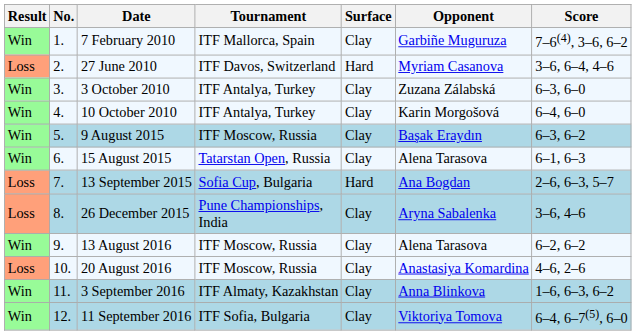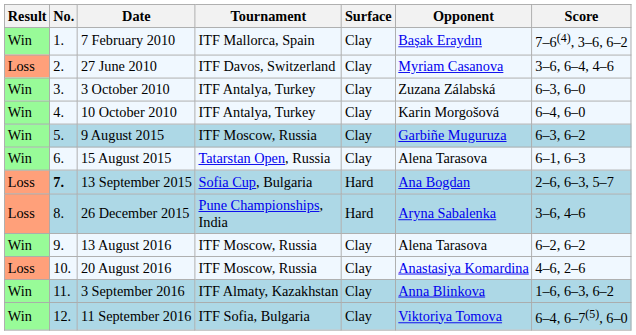(452, 40) Garbiñe Muguruza -> (440, 40) Başak Eraydın
(359, 65) Hard -> (358, 65) Clay
(440, 135) Başak Eraydın -> (452, 135) Garbiñe Muguruza
(59, 181) normal -> (59, 181) bold
(358, 213) Clay -> (359, 213) Hard
